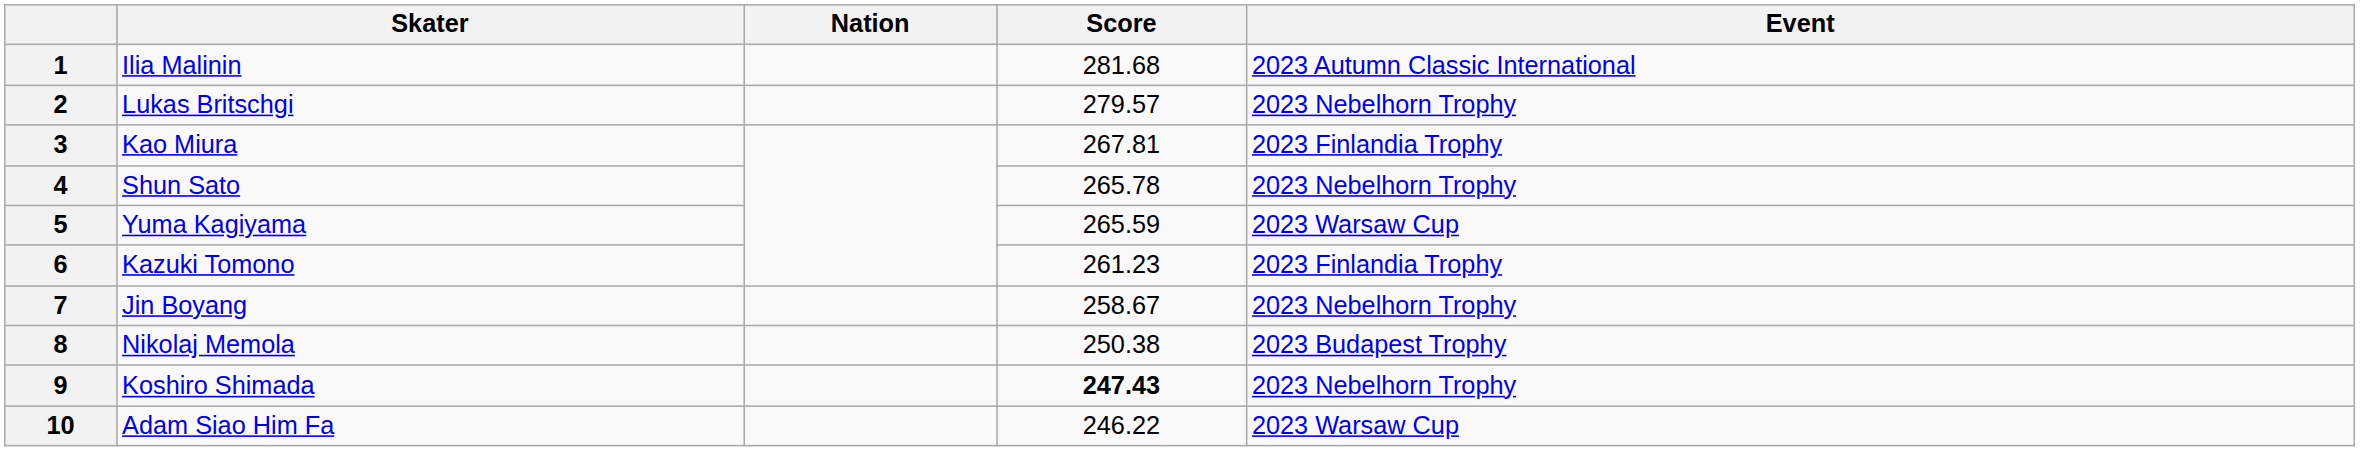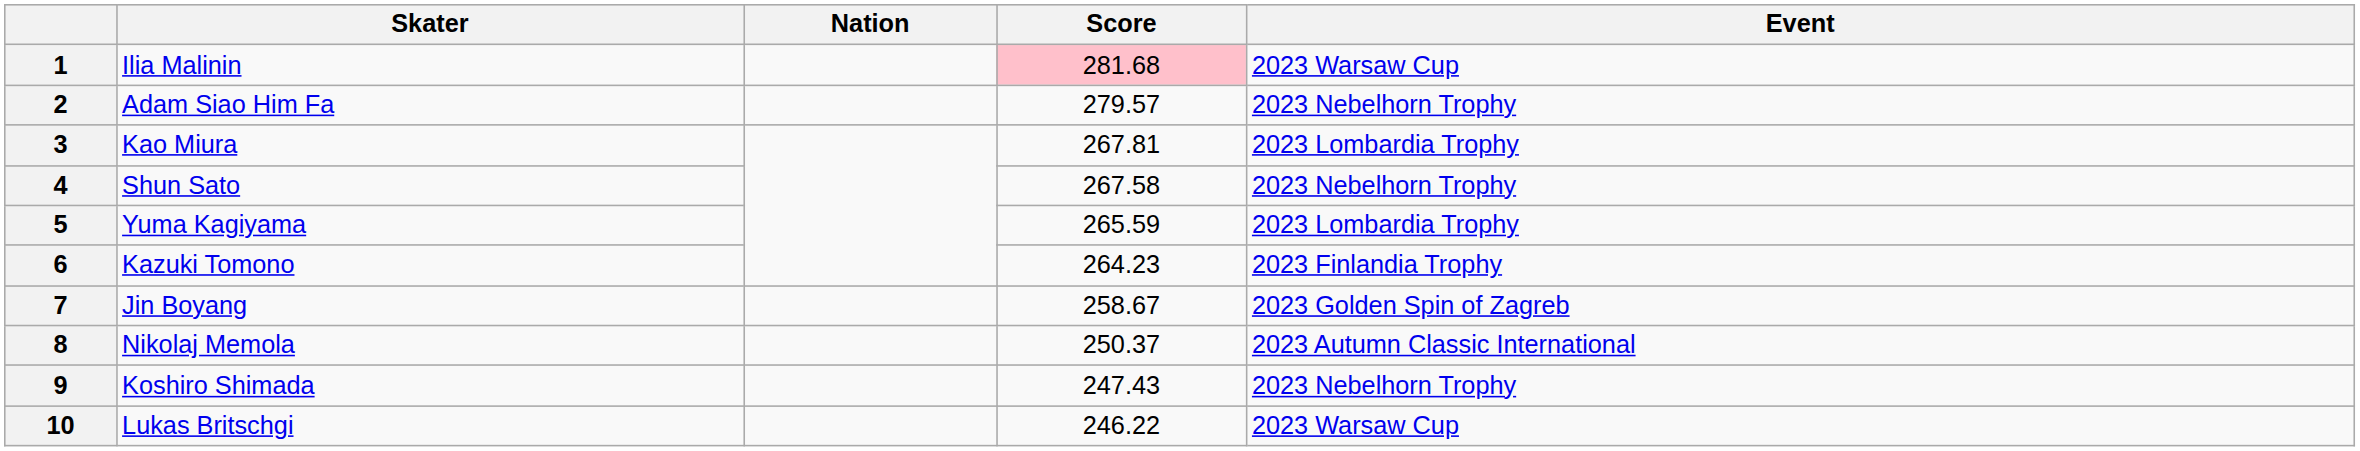(1121, 64) no background -> (1121, 64) pink background
(1444, 64) 2023 Autumn Classic International -> (1355, 64) 2023 Warsaw Cup
(208, 104) Lukas Britschgi -> (228, 104) Adam Siao Him Fa
(1377, 144) 2023 Finlandia Trophy -> (1385, 144) 2023 Lombardia Trophy
(1121, 184) 265.78 -> (1121, 184) 267.58
(1355, 225) 2023 Warsaw Cup -> (1385, 225) 2023 Lombardia Trophy
(1121, 265) 261.23 -> (1121, 265) 264.23
(1384, 305) 2023 Nebelhorn Trophy -> (1411, 305) 2023 Golden Spin of Zagreb
(1121, 345) 250.38 -> (1121, 345) 250.37
(1379, 345) 2023 Budapest Trophy -> (1444, 345) 2023 Autumn Classic International
(1121, 385) bold -> (1121, 385) normal
(228, 425) Adam Siao Him Fa -> (208, 425) Lukas Britschgi
